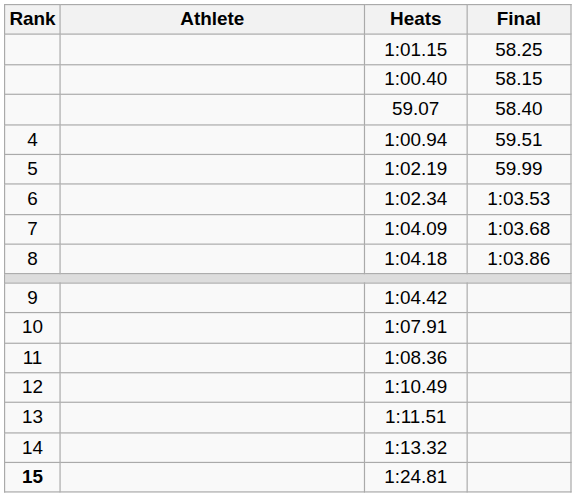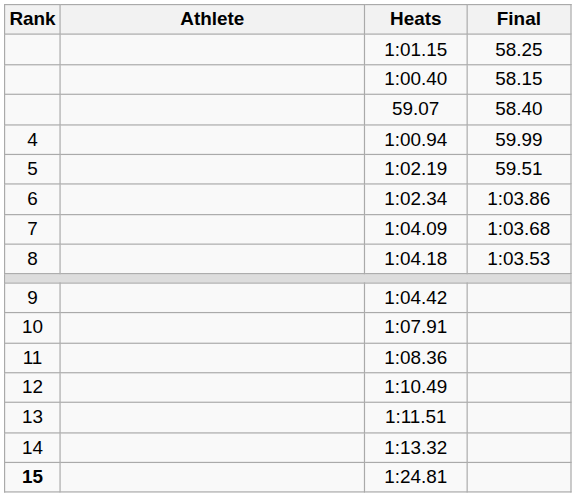(519, 139) 59.51 -> (519, 139) 59.99
(519, 169) 59.99 -> (519, 169) 59.51
(519, 199) 1:03.53 -> (519, 199) 1:03.86
(519, 259) 1:03.86 -> (519, 259) 1:03.53
